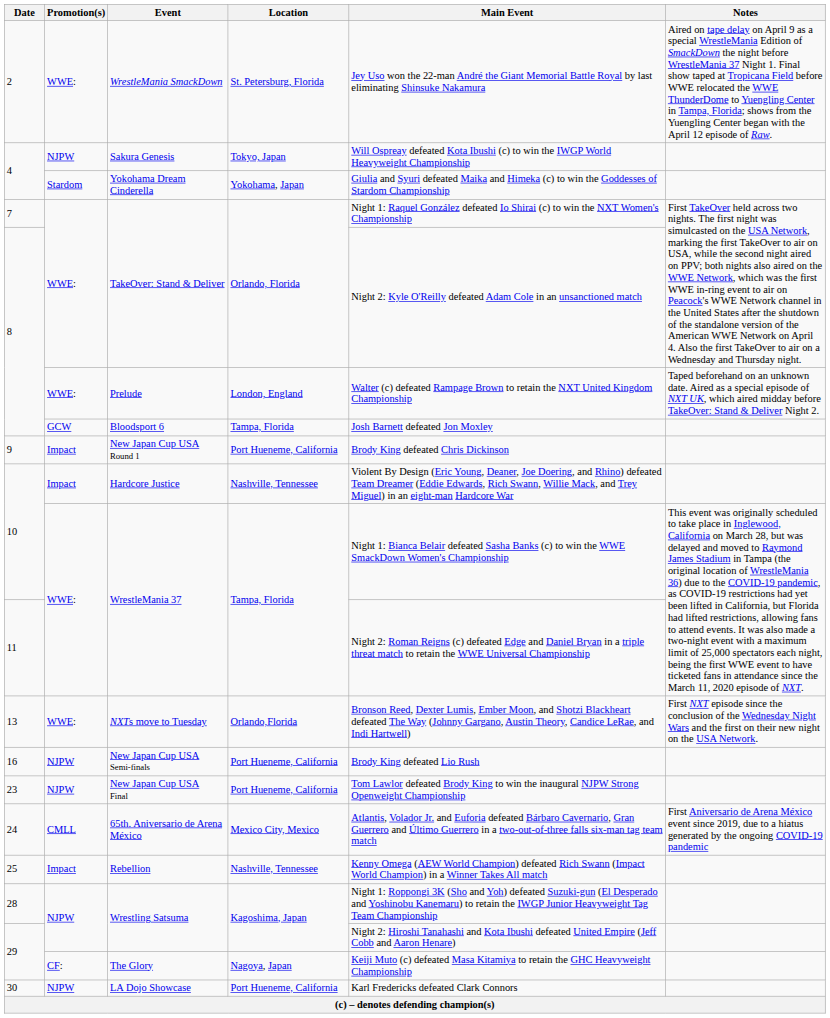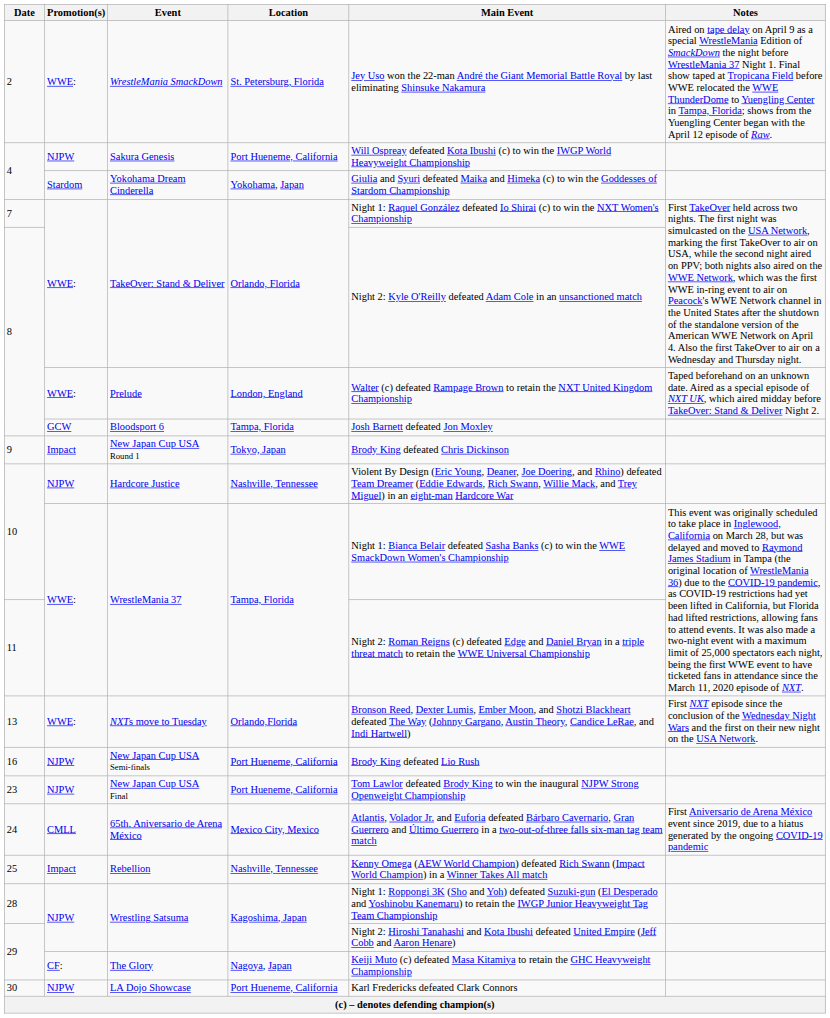(258, 156) Tokyo, Japan -> (284, 156) Port Hueneme, California
(284, 449) Port Hueneme, California -> (258, 449) Tokyo, Japan
(61, 483) Impact -> (61, 483) NJPW
